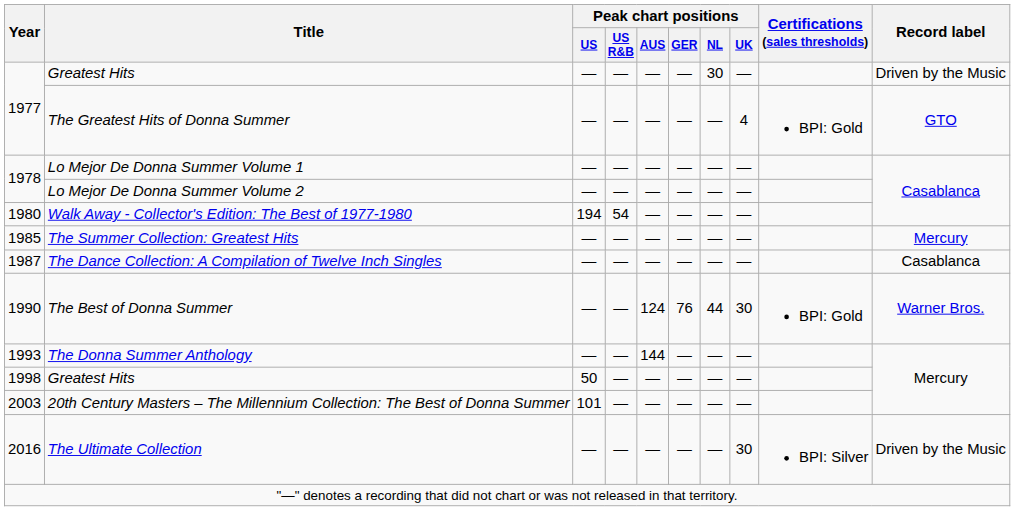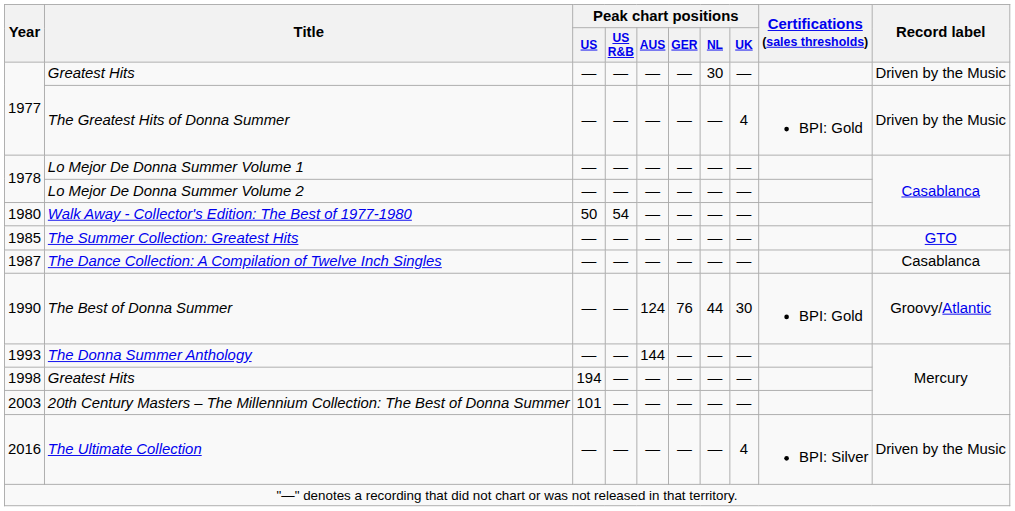(941, 120) GTO -> (941, 120) Driven by the Music
(589, 214) 194 -> (589, 214) 50
(941, 238) Mercury -> (941, 238) GTO
(941, 308) Warner Bros. -> (941, 308) Groovy/Atlantic
(589, 378) 50 -> (589, 378) 194
(744, 449) 30 -> (744, 449) 4
